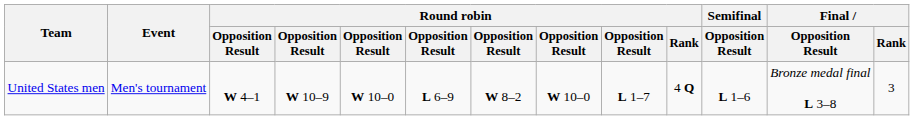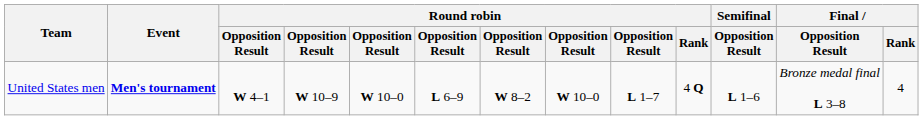(159, 88) normal -> (163, 88) bold
(891, 88) 3 -> (901, 88) 4
